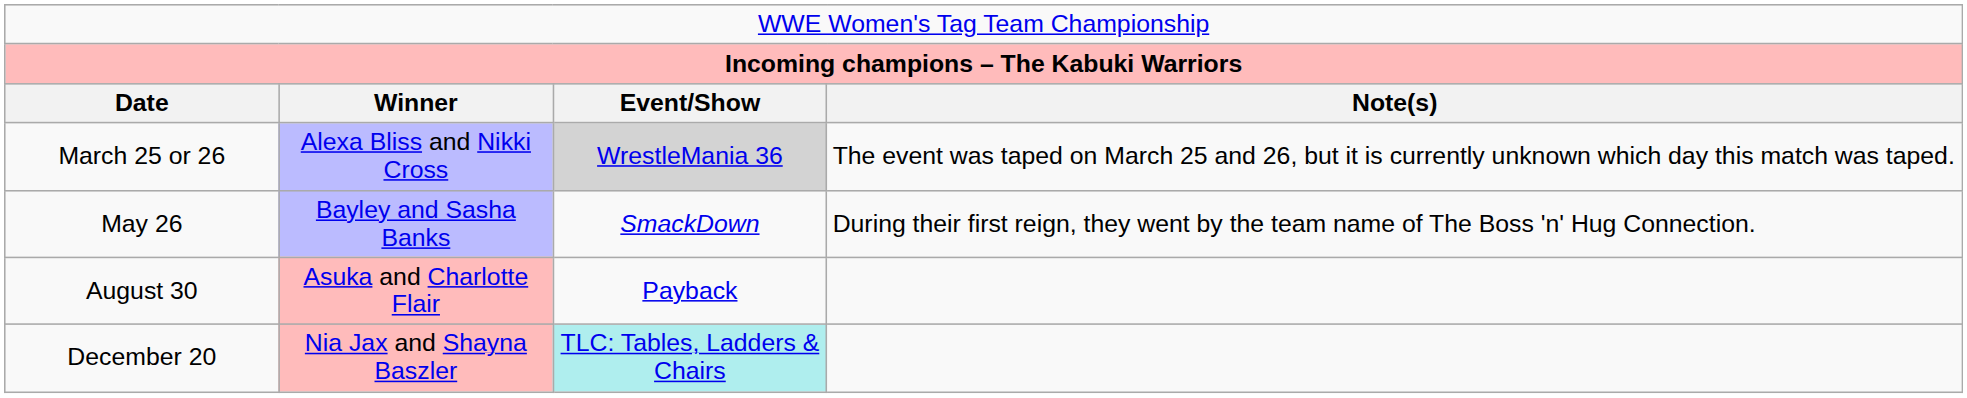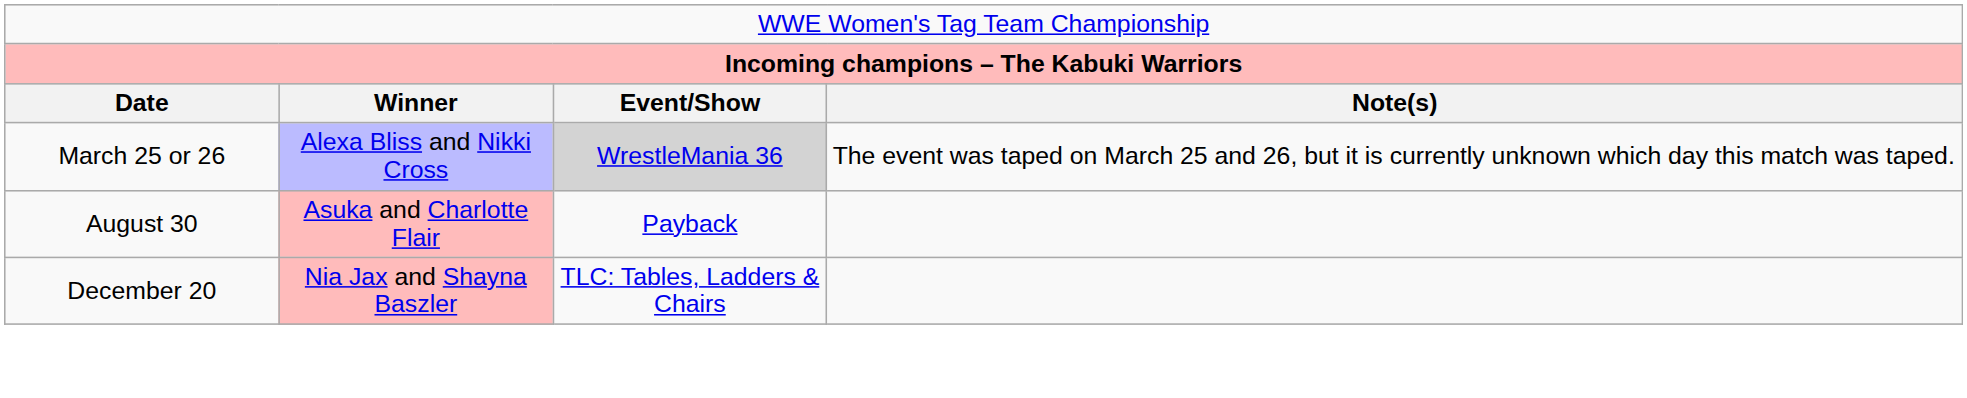- row: (142, 223)
(690, 357) paleturquoise background -> (690, 290) no background
